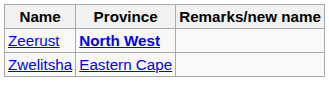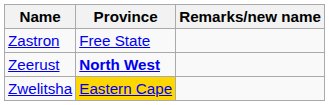+ row: (34, 41)
(126, 65) no background -> (126, 89) gold background
